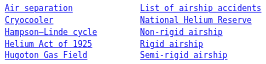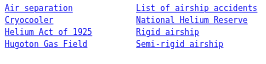- row: (51, 32)
